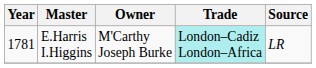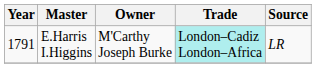(21, 44) 1781 -> (21, 44) 1791
